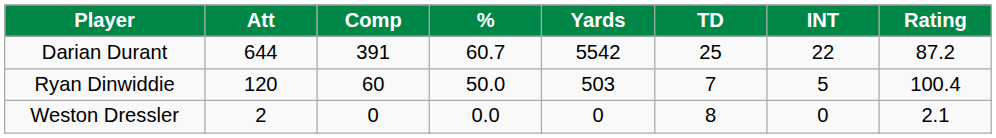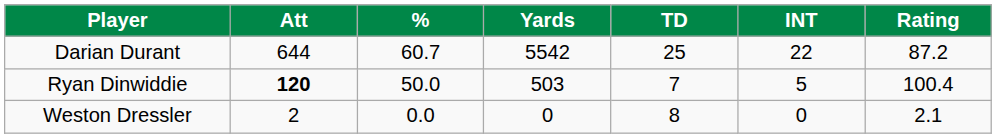- column: (373, 20)
(261, 84) normal -> (294, 84) bold
